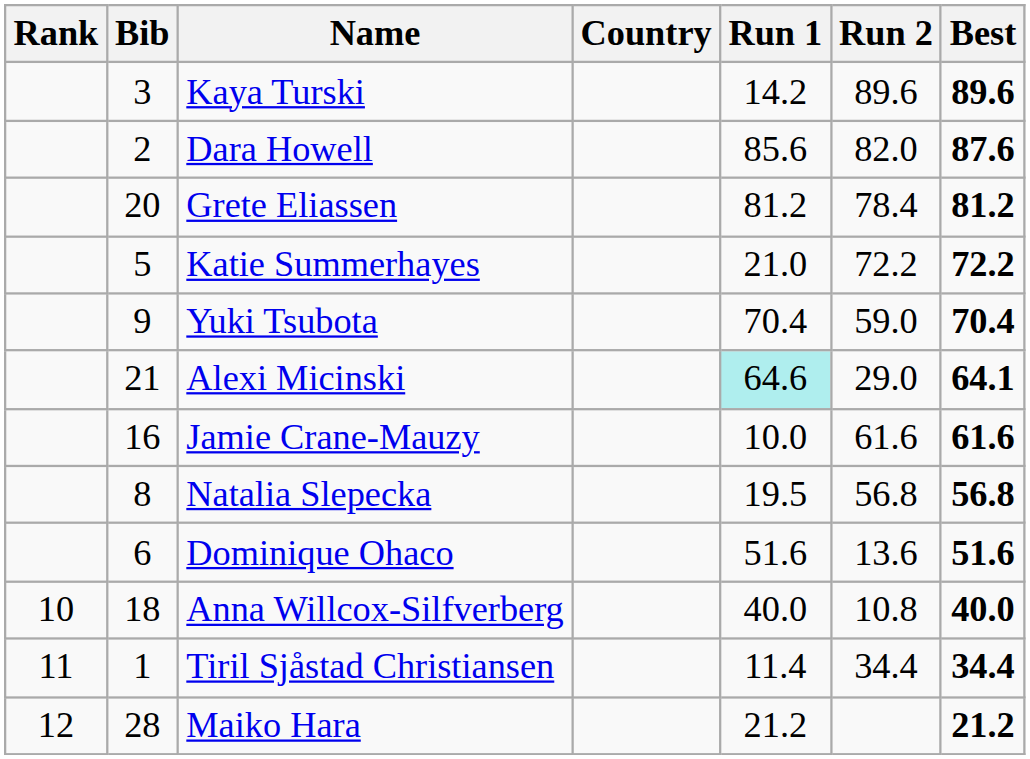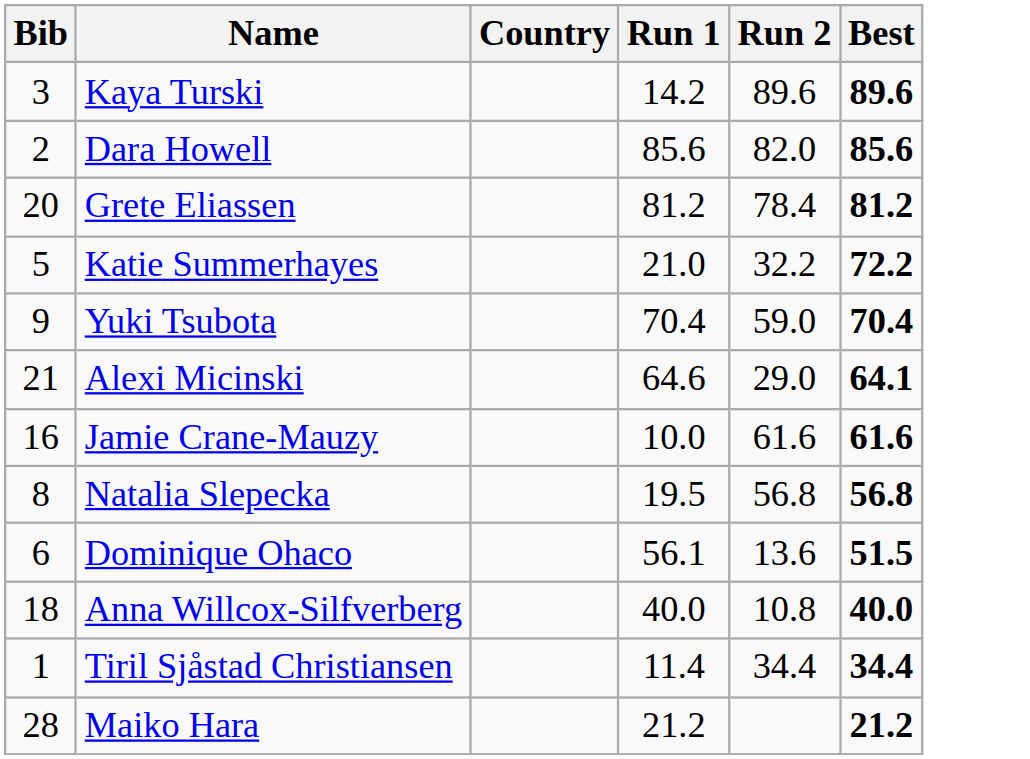- column: (56, 33)
(983, 148) 87.6 -> (881, 148) 85.6
(886, 263) 72.2 -> (784, 263) 32.2
(775, 378) paleturquoise background -> (674, 378) no background
(775, 551) 51.6 -> (674, 551) 56.1
(983, 551) 51.6 -> (881, 551) 51.5
